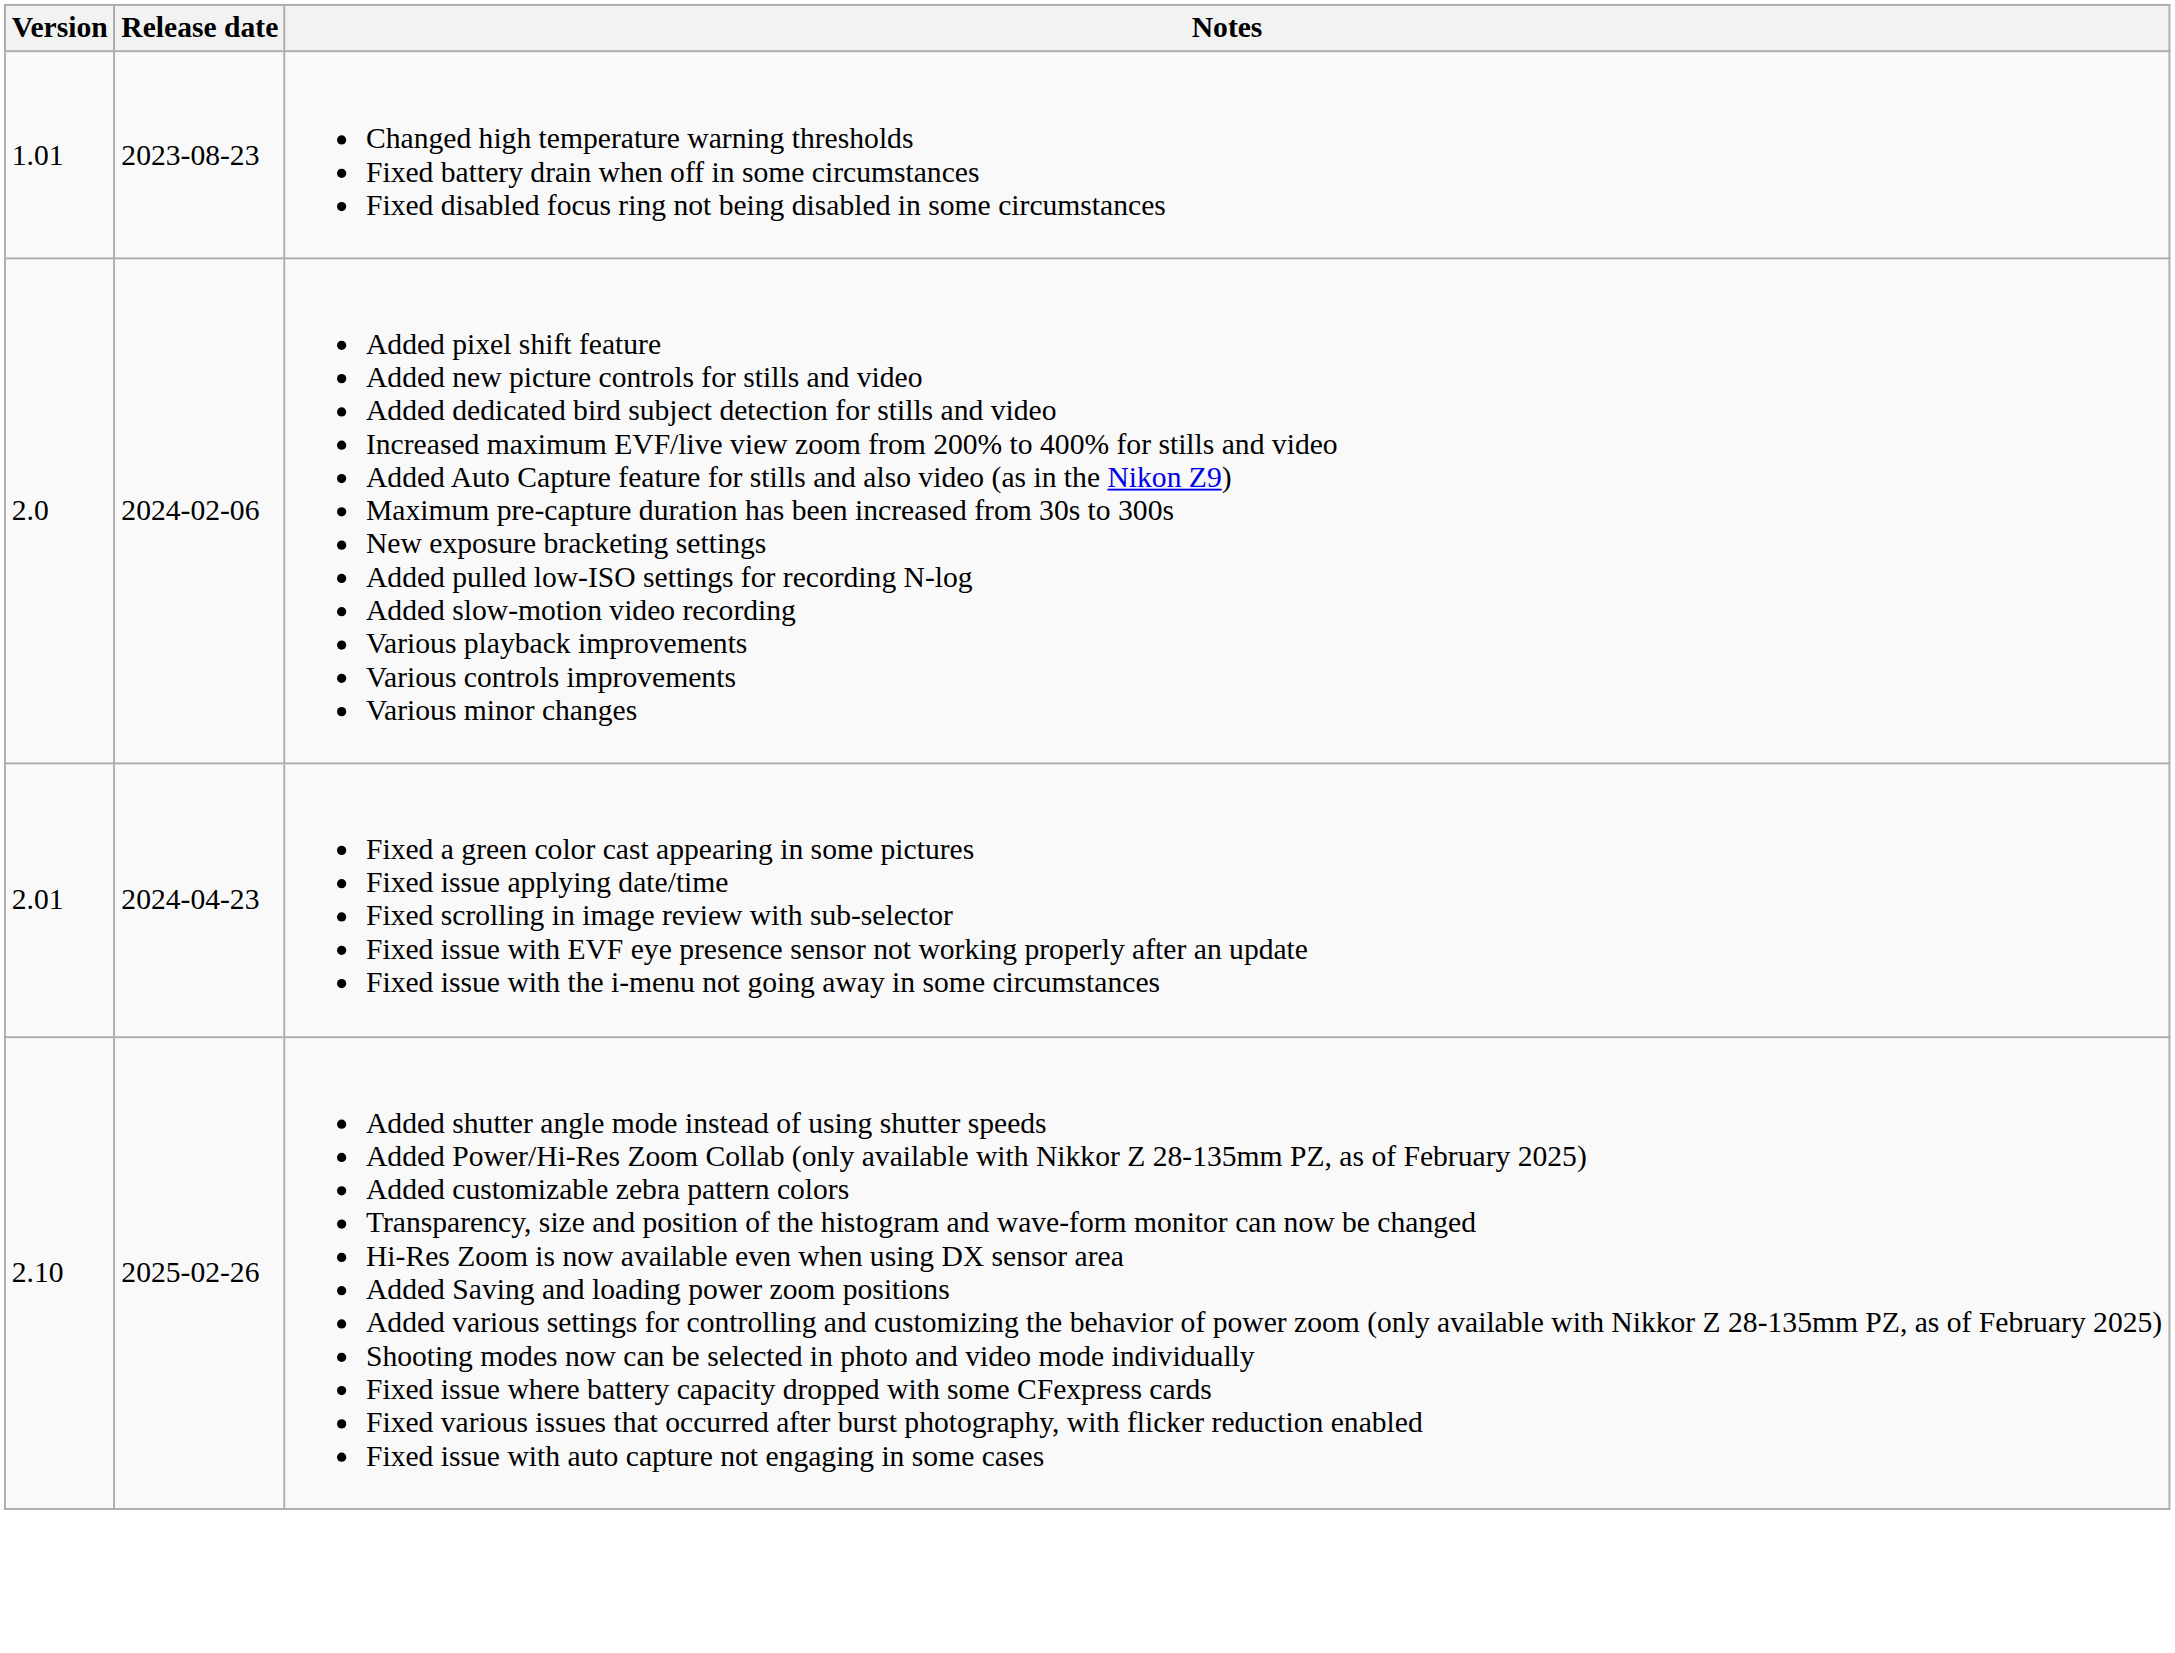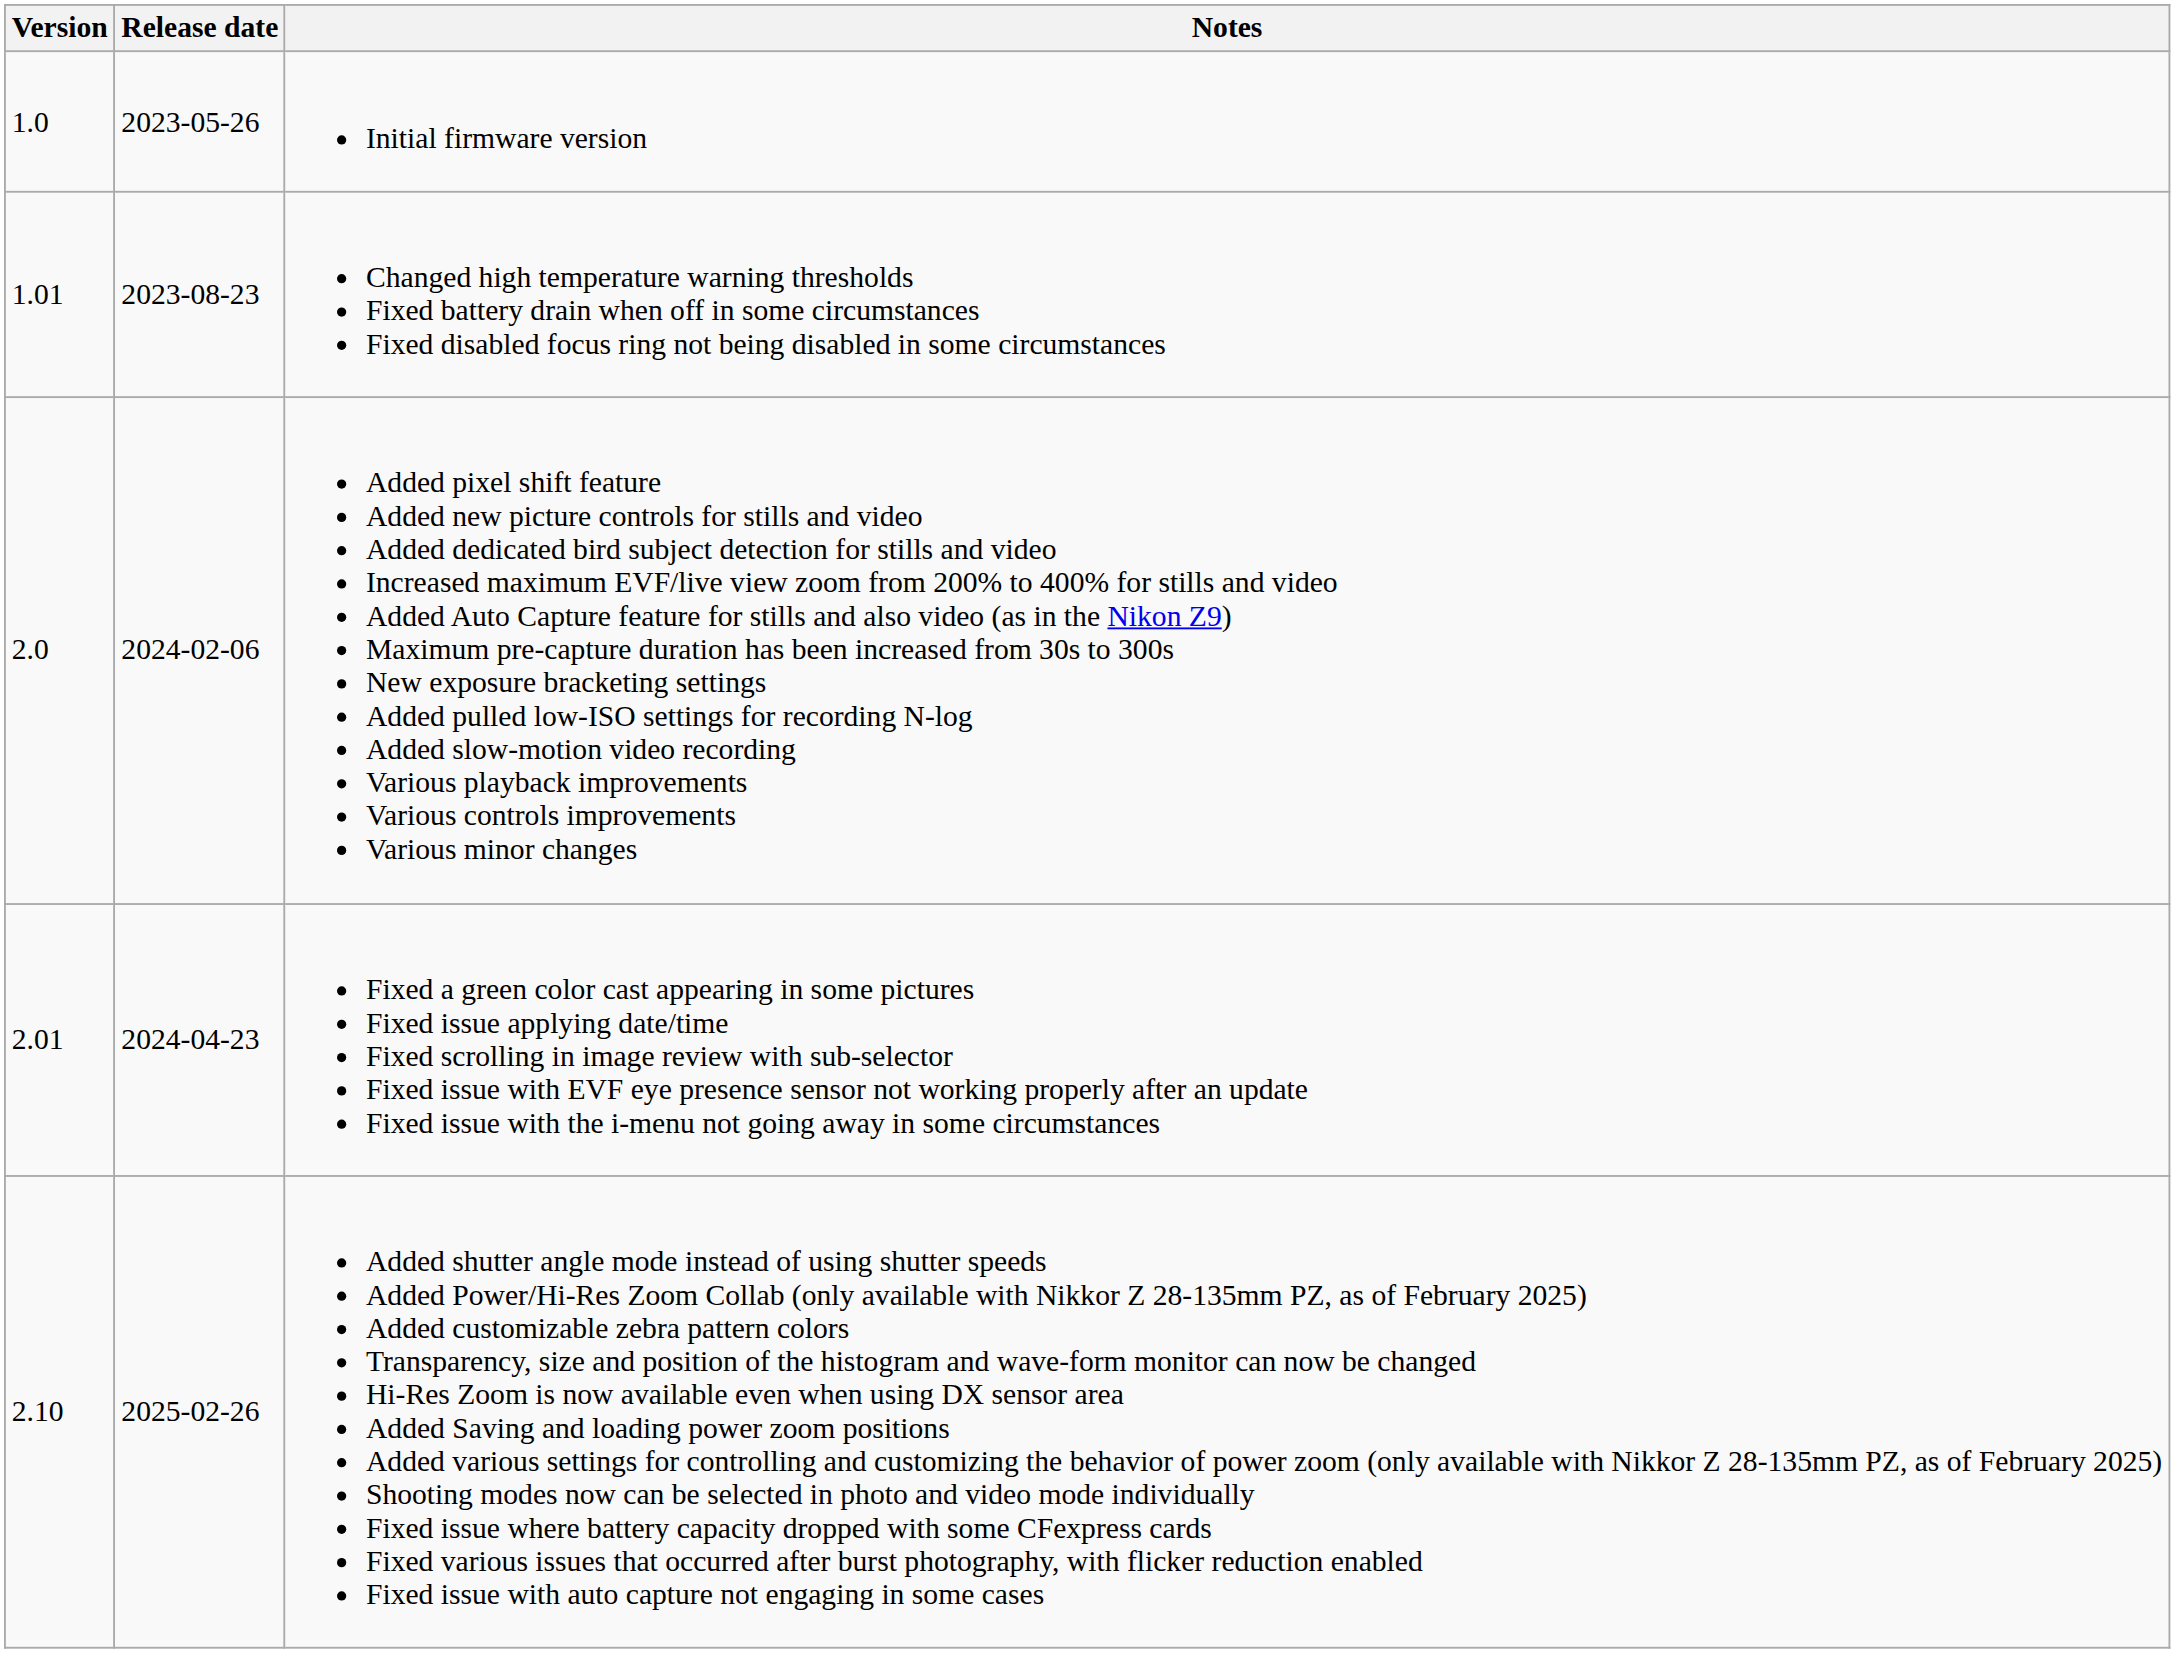+ row: (1227, 138)
